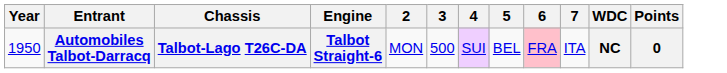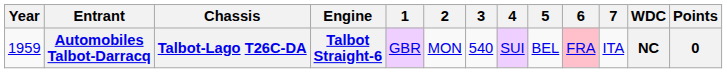+ column: (405, 17)
(24, 48) 1950 -> (24, 48) 1959
(442, 48) 500 -> (481, 48) 540
